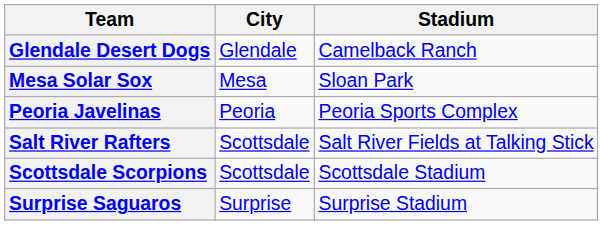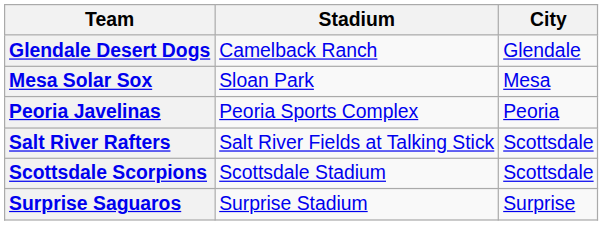columns swapped: (264, 19) <-> (456, 19)
